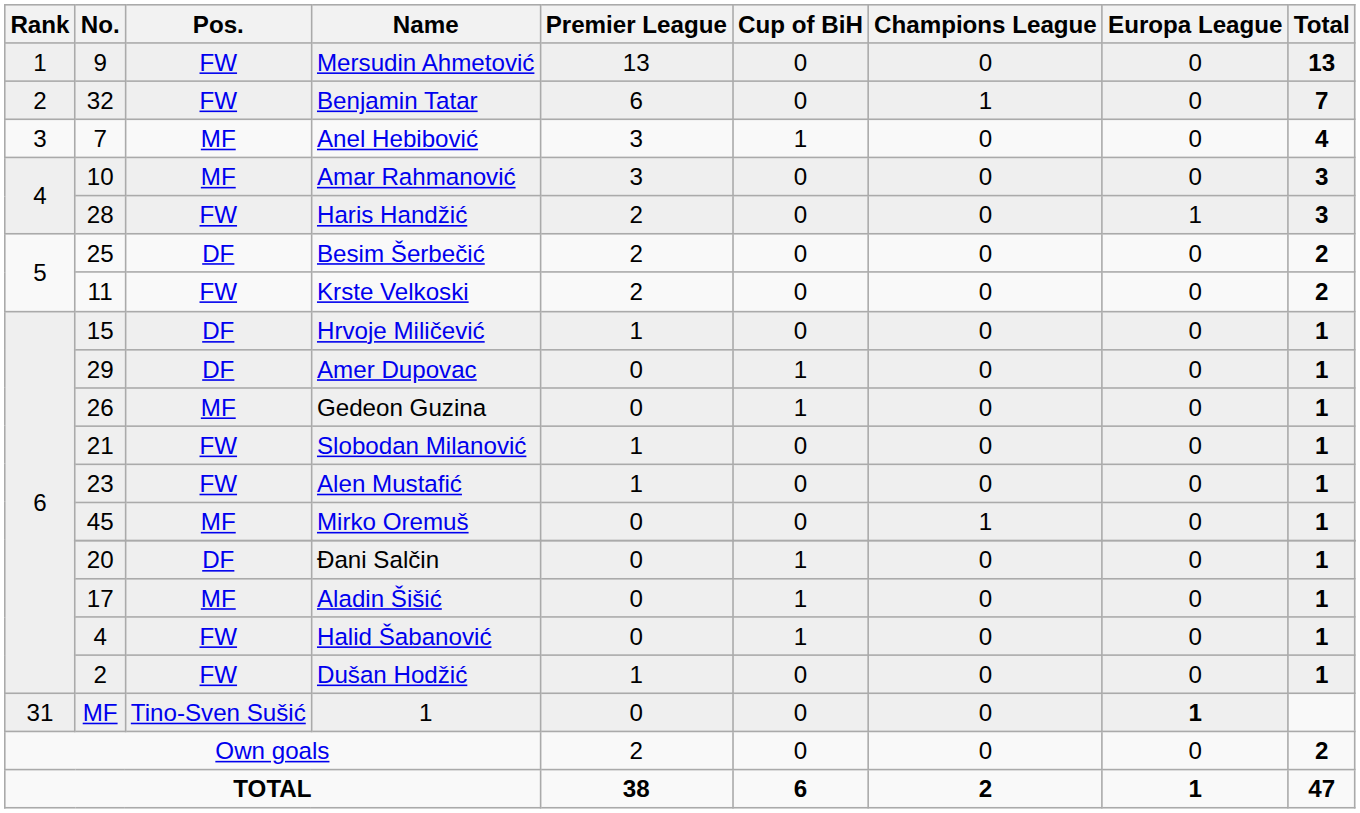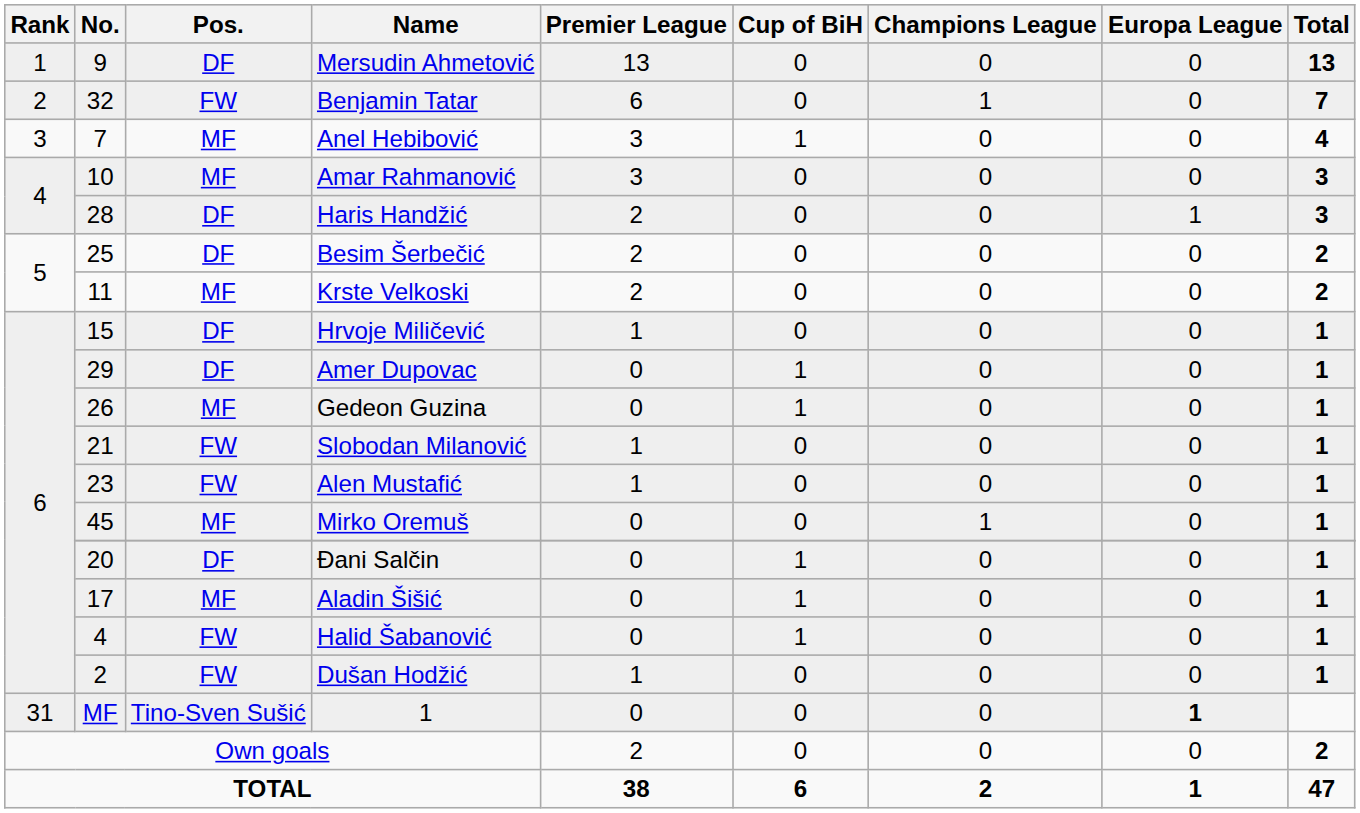(218, 62) FW -> (218, 62) DF
(218, 215) FW -> (218, 215) DF
(218, 292) FW -> (218, 292) MF
